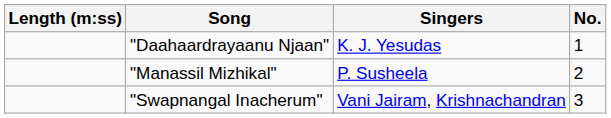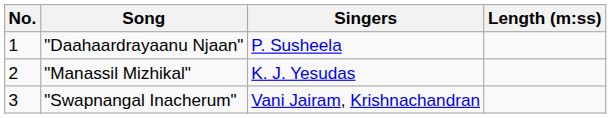columns swapped: (588, 18) <-> (65, 18)
(389, 46) K. J. Yesudas -> (297, 46) P. Susheela
(382, 73) P. Susheela -> (303, 73) K. J. Yesudas
